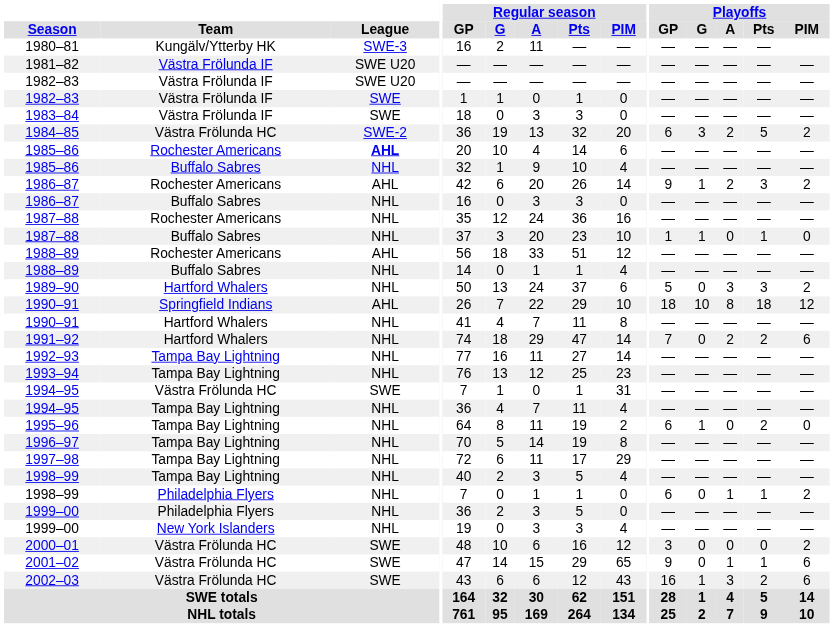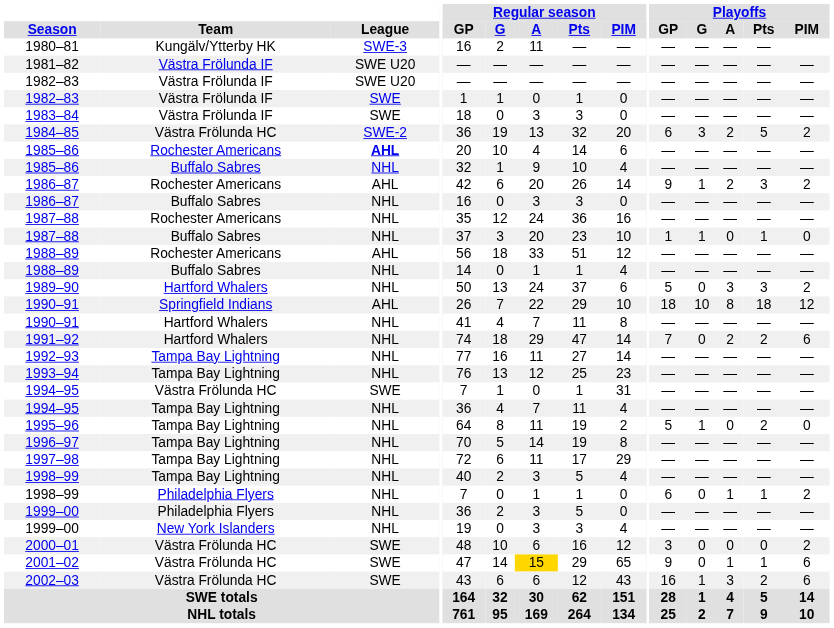(668, 425) 6 -> (668, 425) 5
(536, 563) no background -> (536, 563) gold background
